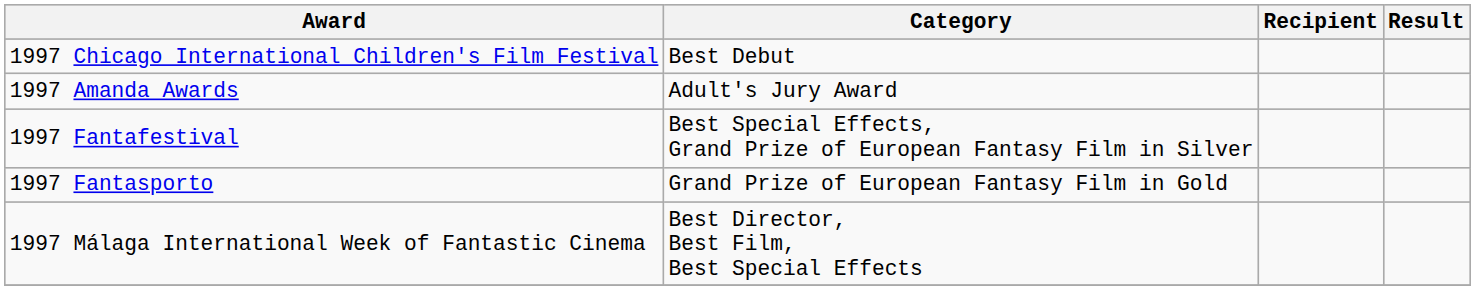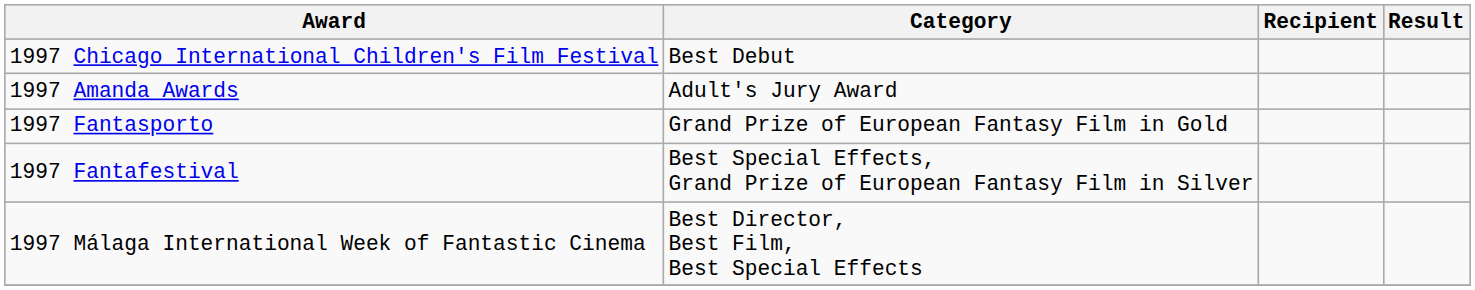rows swapped: (124, 138) <-> (112, 185)
